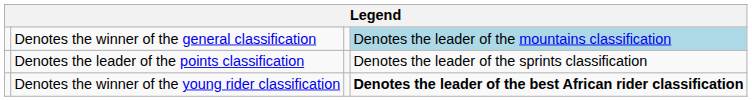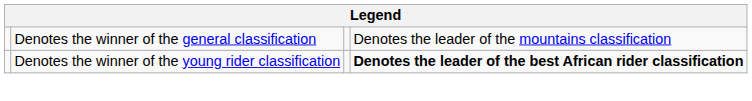(512, 38) lightblue background -> (512, 38) no background
- row: (159, 61)
